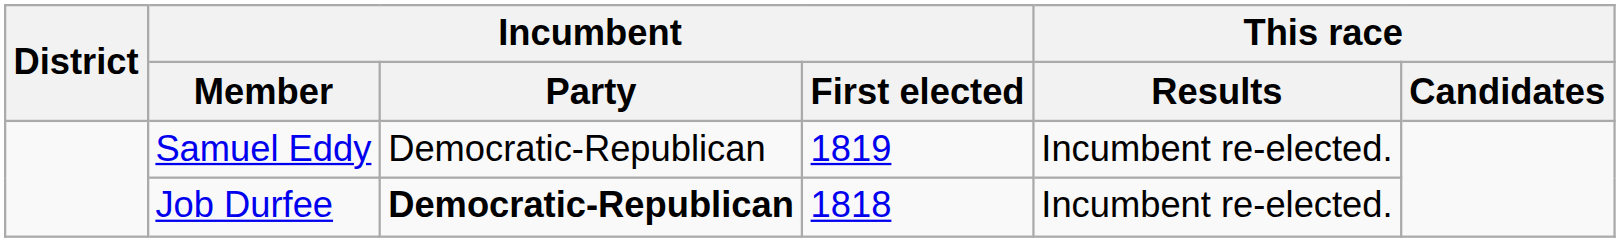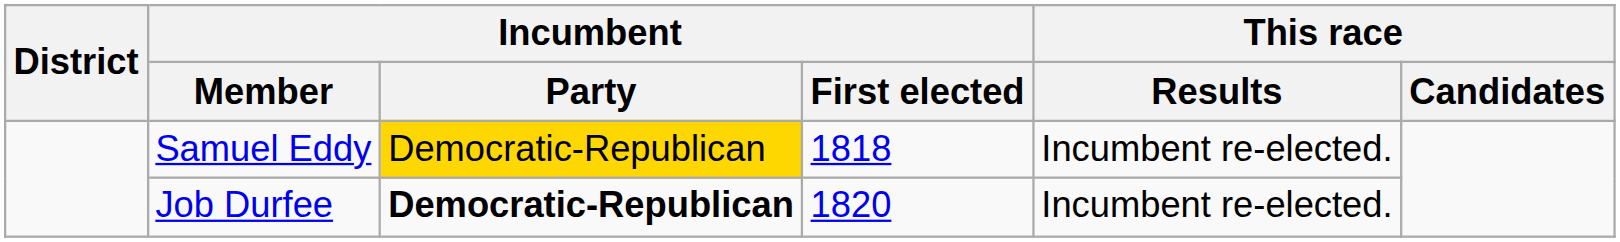(577, 148) no background -> (577, 148) gold background
(851, 148) 1819 -> (851, 148) 1818
(851, 206) 1818 -> (851, 206) 1820
